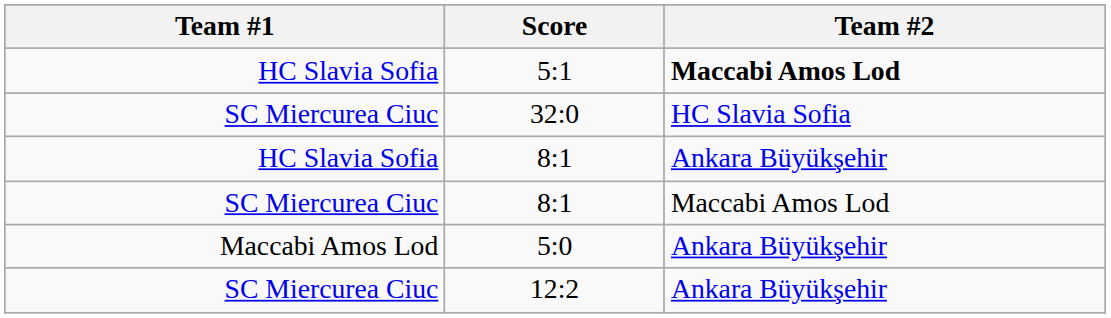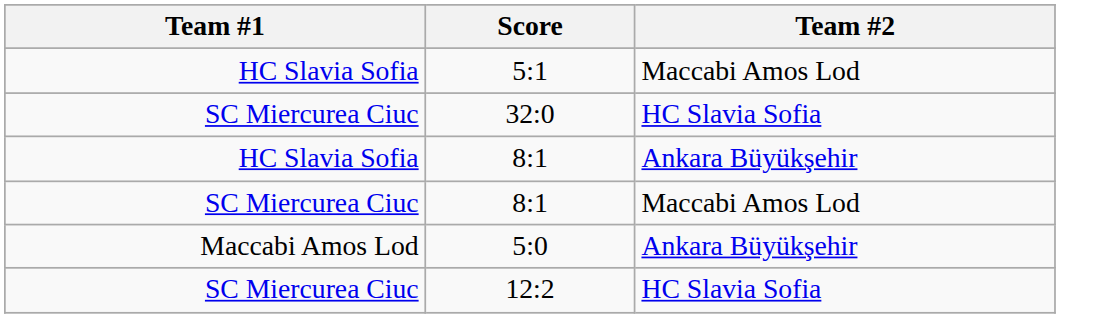(786, 70) bold -> (751, 70) normal
(779, 289) Ankara Büyükşehir -> (731, 289) HC Slavia Sofia
